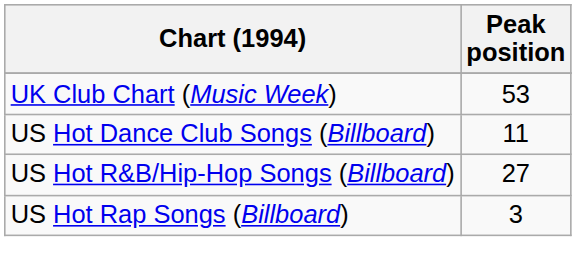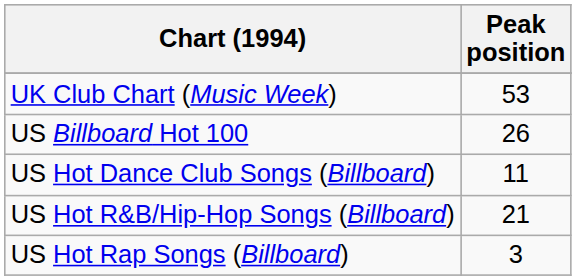+ row: (129, 133)
(516, 174) 27 -> (516, 214) 21
